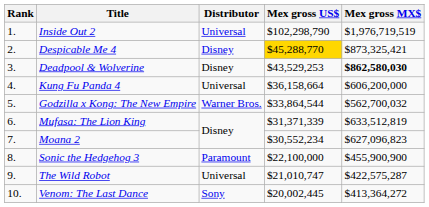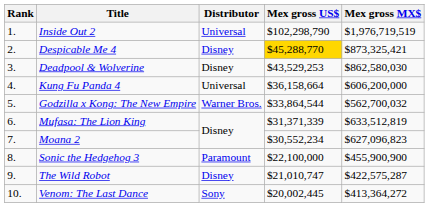(376, 67) bold -> (376, 67) normal
(223, 175) Universal -> (217, 175) Disney
